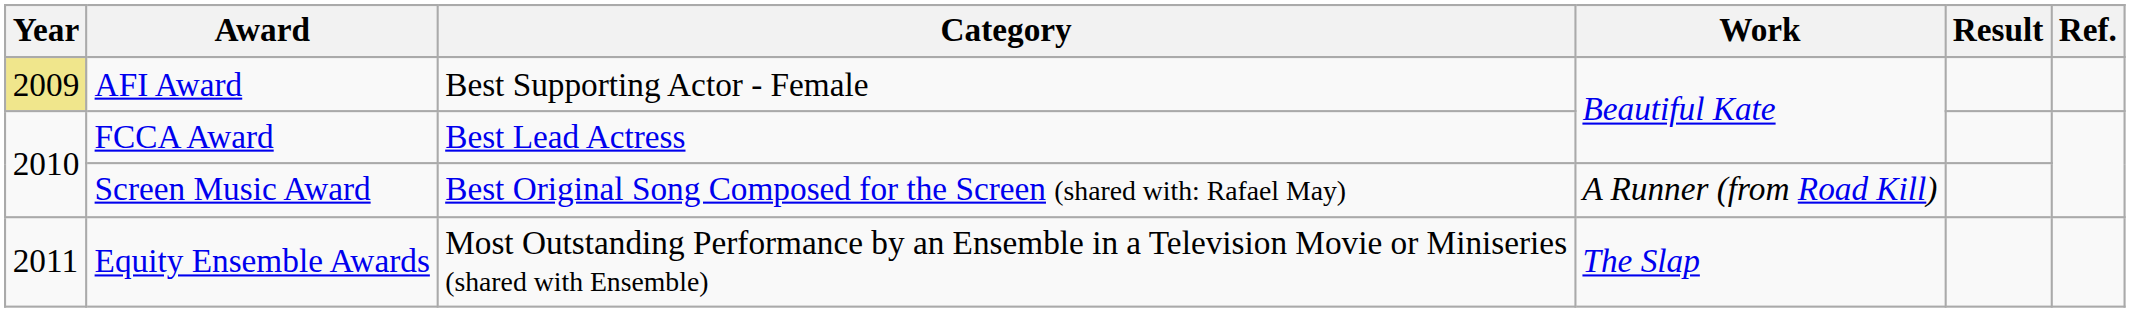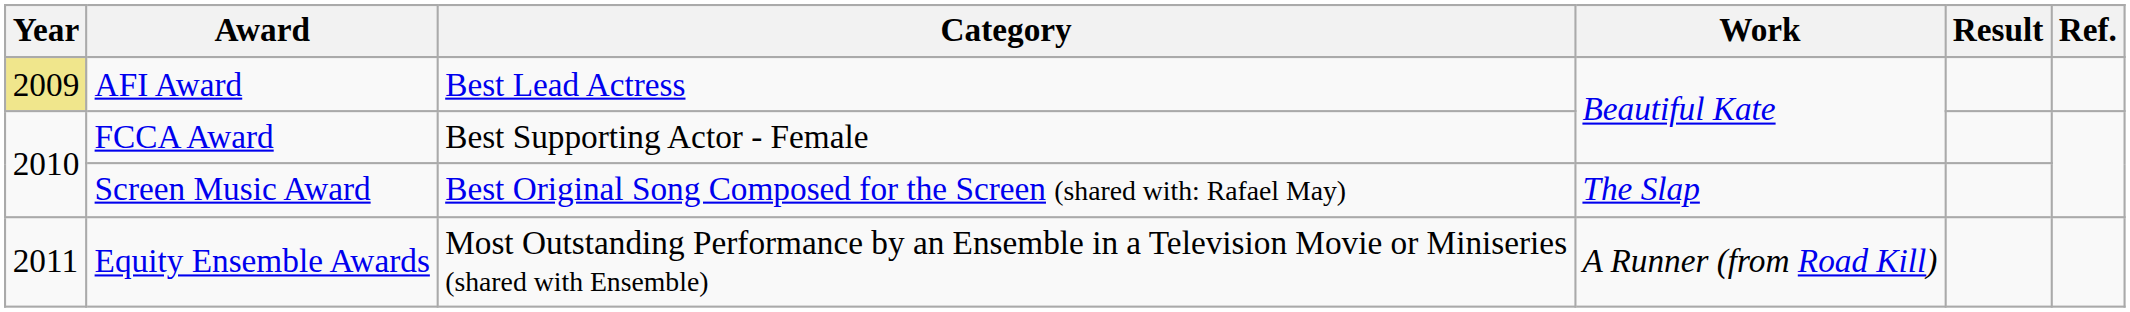(657, 83) Best Supporting Actor - Female -> (565, 83) Best Lead Actress
(565, 136) Best Lead Actress -> (657, 136) Best Supporting Actor - Female
(1760, 189) A Runner (from Road Kill) -> (1641, 189) The Slap
(1641, 260) The Slap -> (1760, 260) A Runner (from Road Kill)
